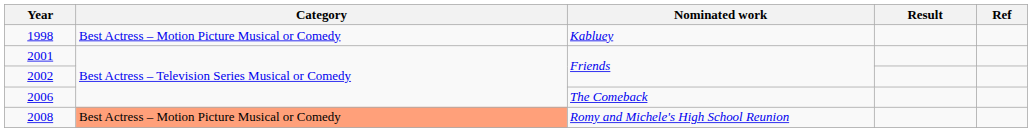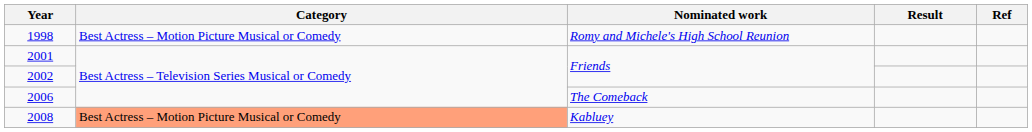(592, 35) Kabluey -> (680, 35) Romy and Michele's High School Reunion
(680, 117) Romy and Michele's High School Reunion -> (592, 117) Kabluey
